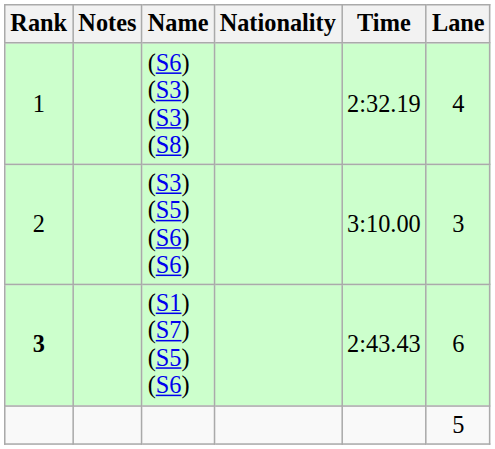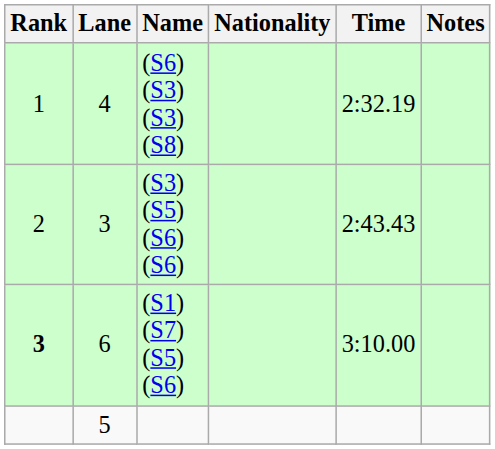columns swapped: (458, 23) <-> (107, 23)
(384, 224) 3:10.00 -> (379, 224) 2:43.43
(384, 344) 2:43.43 -> (379, 344) 3:10.00
